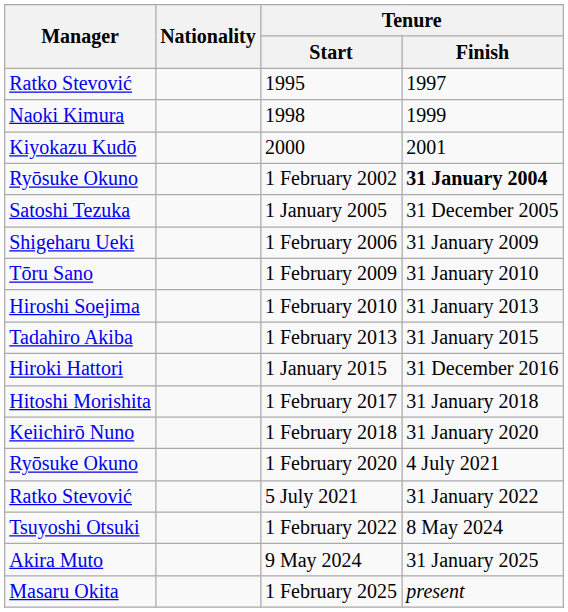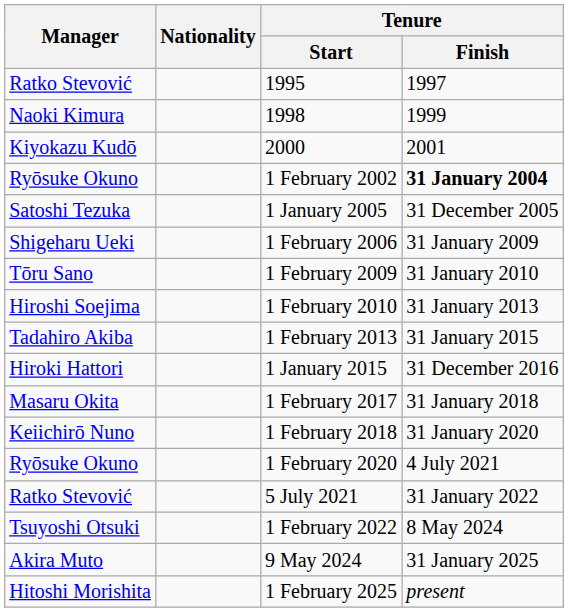(80, 400) Hitoshi Morishita -> (64, 400) Masaru Okita
(64, 591) Masaru Okita -> (80, 591) Hitoshi Morishita
